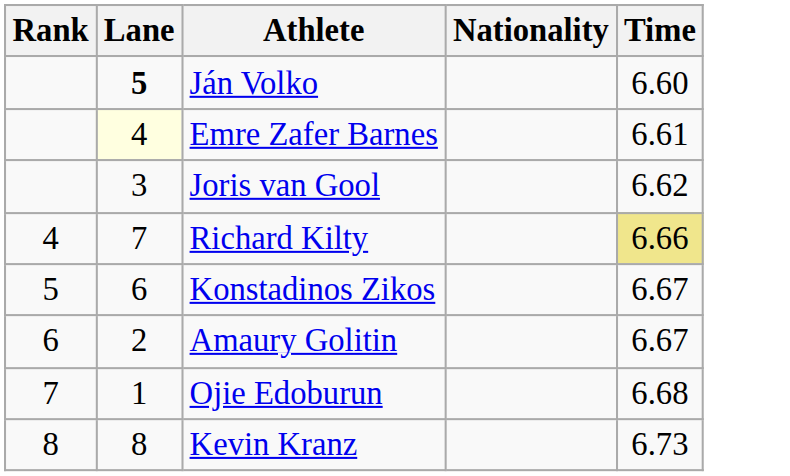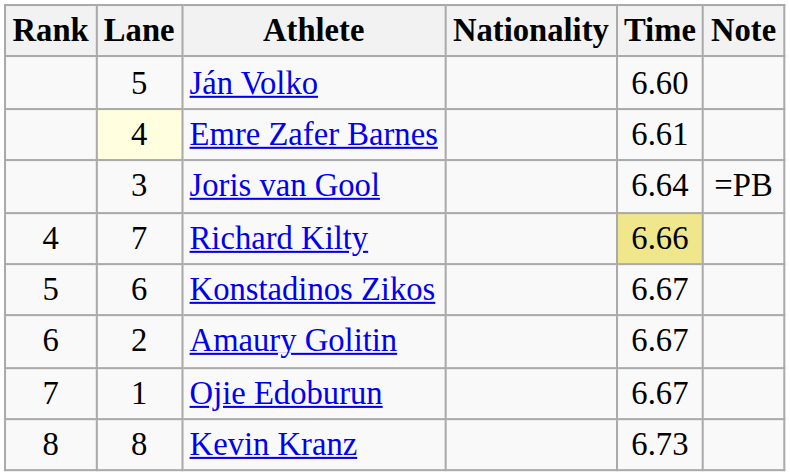+ column: (744, 30)
(139, 82) bold -> (139, 82) normal
(660, 185) 6.62 -> (660, 185) 6.64
(660, 392) 6.68 -> (660, 392) 6.67
